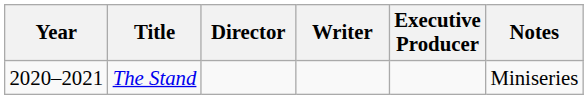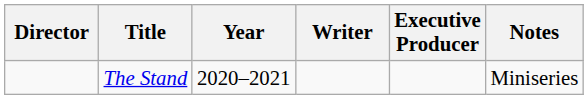columns swapped: (56, 32) <-> (248, 32)
